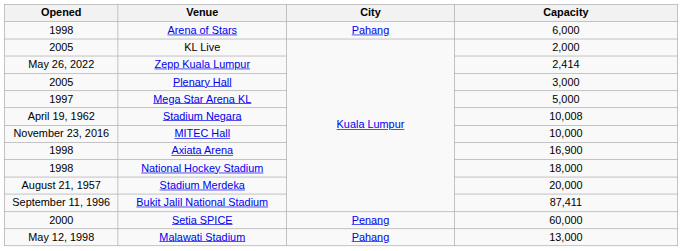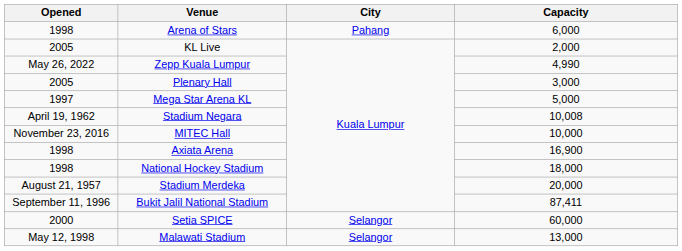(566, 64) 2,414 -> (566, 64) 4,990
(370, 220) Penang -> (370, 220) Selangor
(370, 237) Pahang -> (370, 237) Selangor
